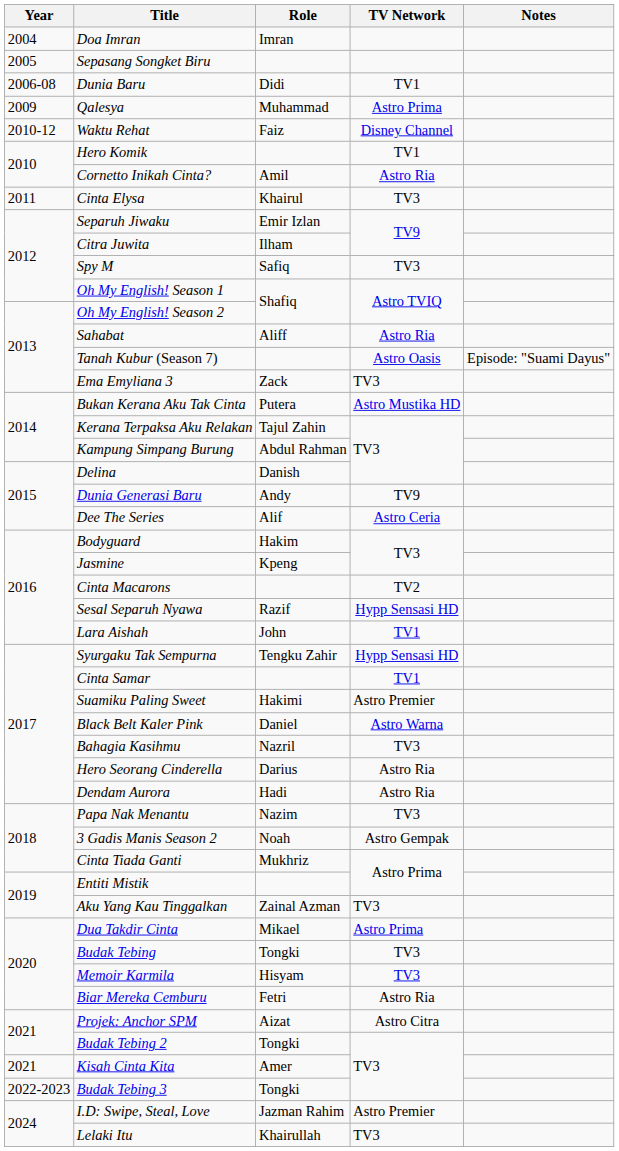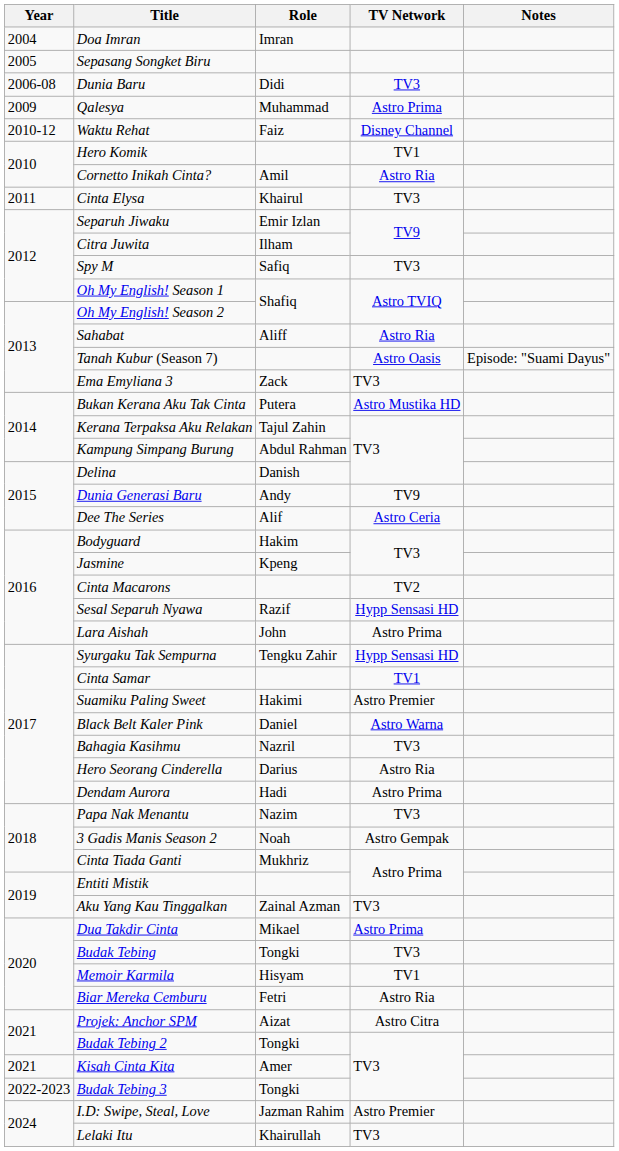(407, 84) TV1 -> (407, 84) TV3
(407, 632) TV1 -> (407, 632) Astro Prima
(407, 792) Astro Ria -> (407, 792) Astro Prima
(407, 975) TV3 -> (407, 975) TV1
